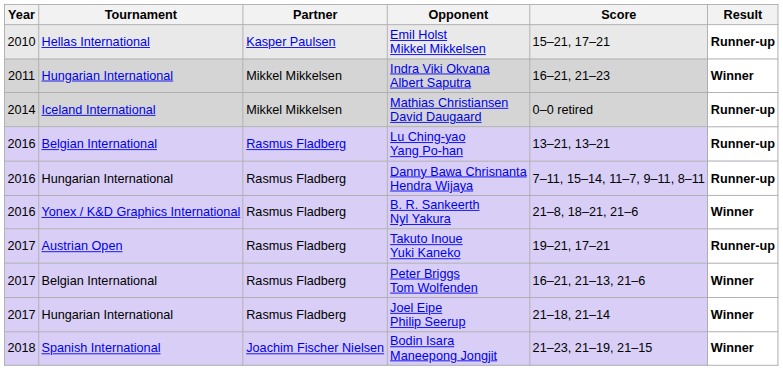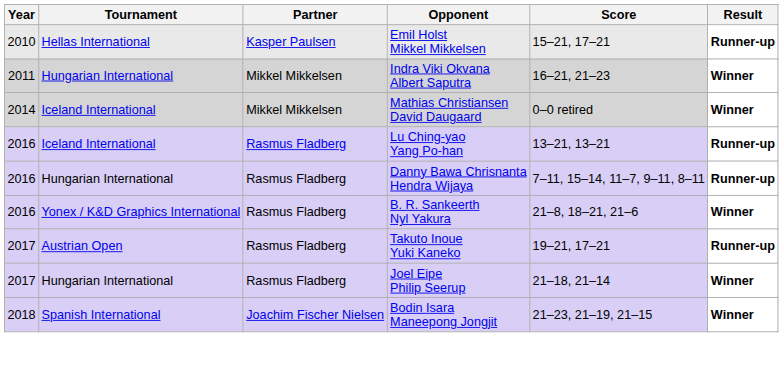(743, 110) Runner-up -> (732, 110) Winner
(99, 144) Belgian International -> (99, 144) Iceland International
- row: (434, 281)
